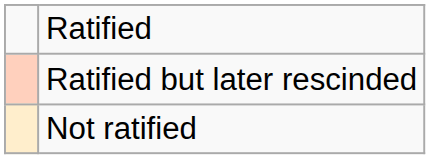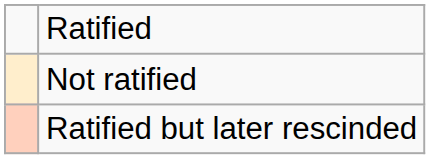rows swapped: (121, 128) <-> (232, 78)
